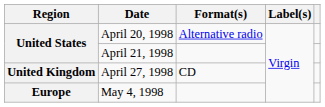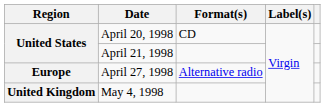(221, 33) Alternative radio -> (187, 33) CD
(51, 72) United Kingdom -> (51, 72) Europe
(187, 72) CD -> (221, 72) Alternative radio
(51, 92) Europe -> (51, 92) United Kingdom
